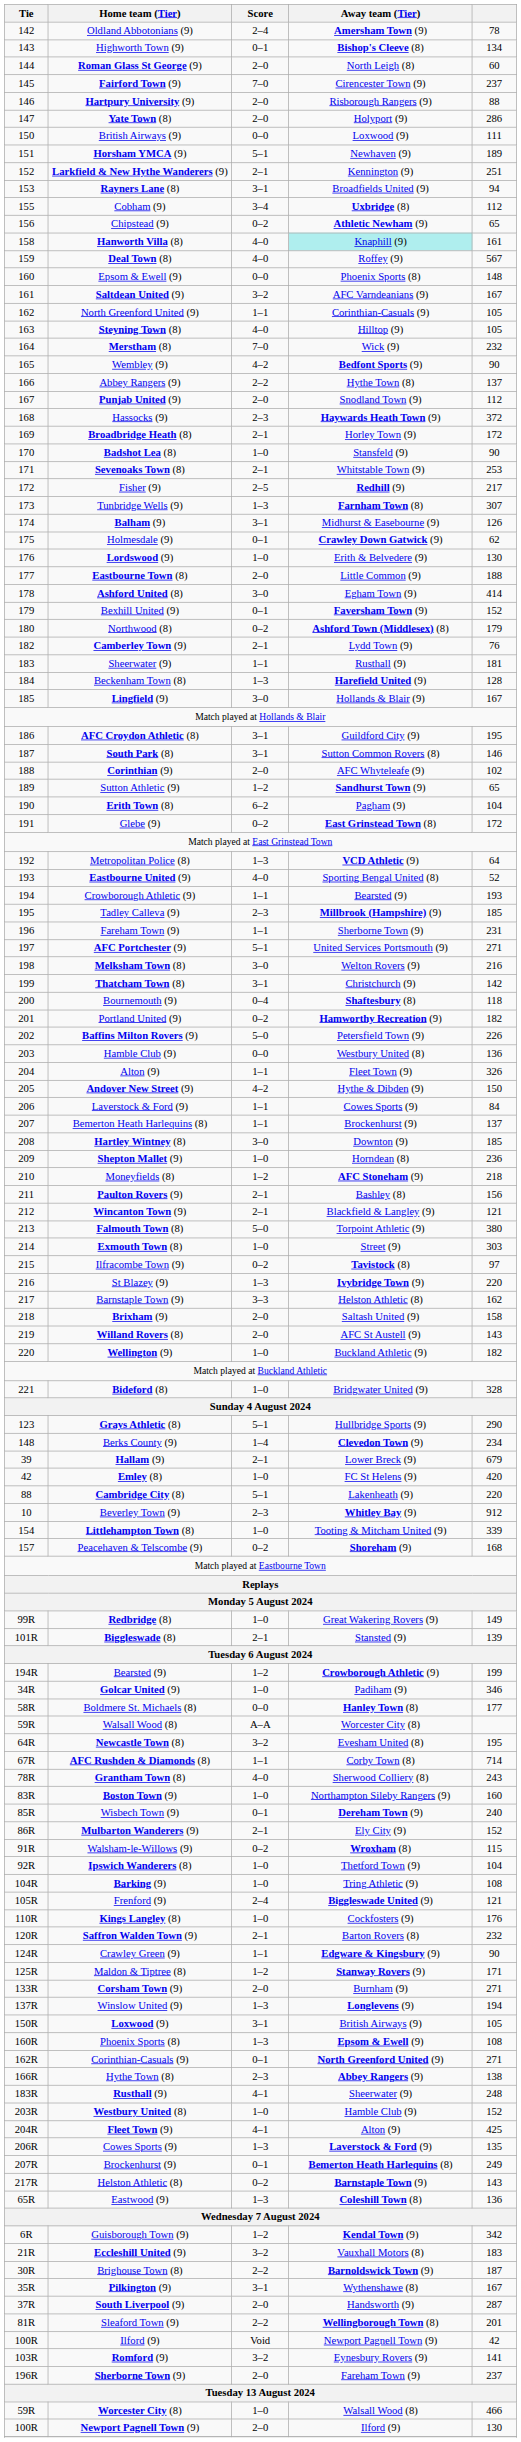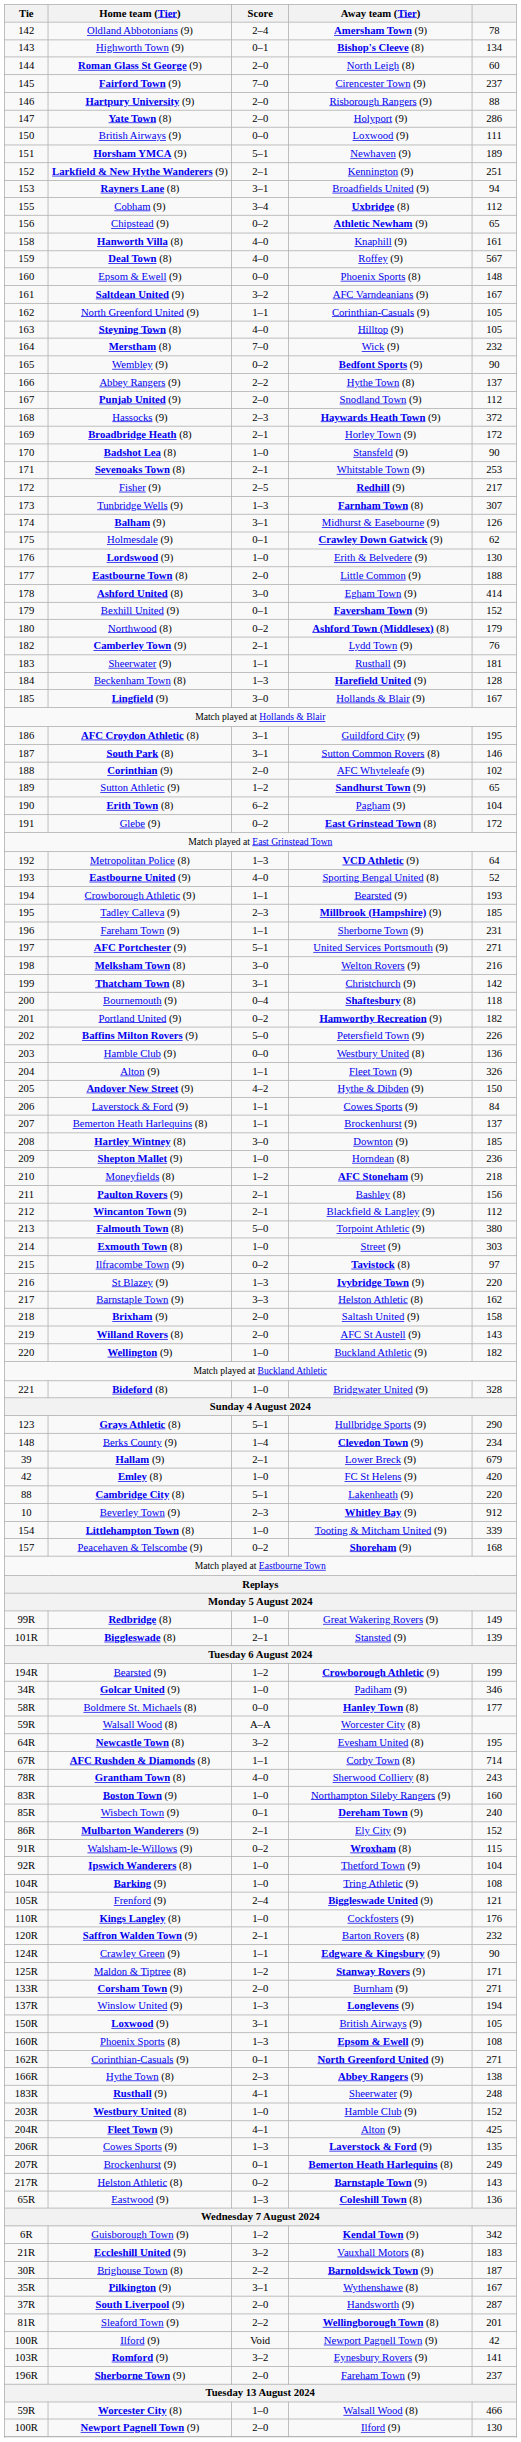(381, 242) paleturquoise background -> (381, 242) no background
(260, 365) 4–2 -> (260, 365) 0–2
(494, 1212) 121 -> (494, 1212) 112
